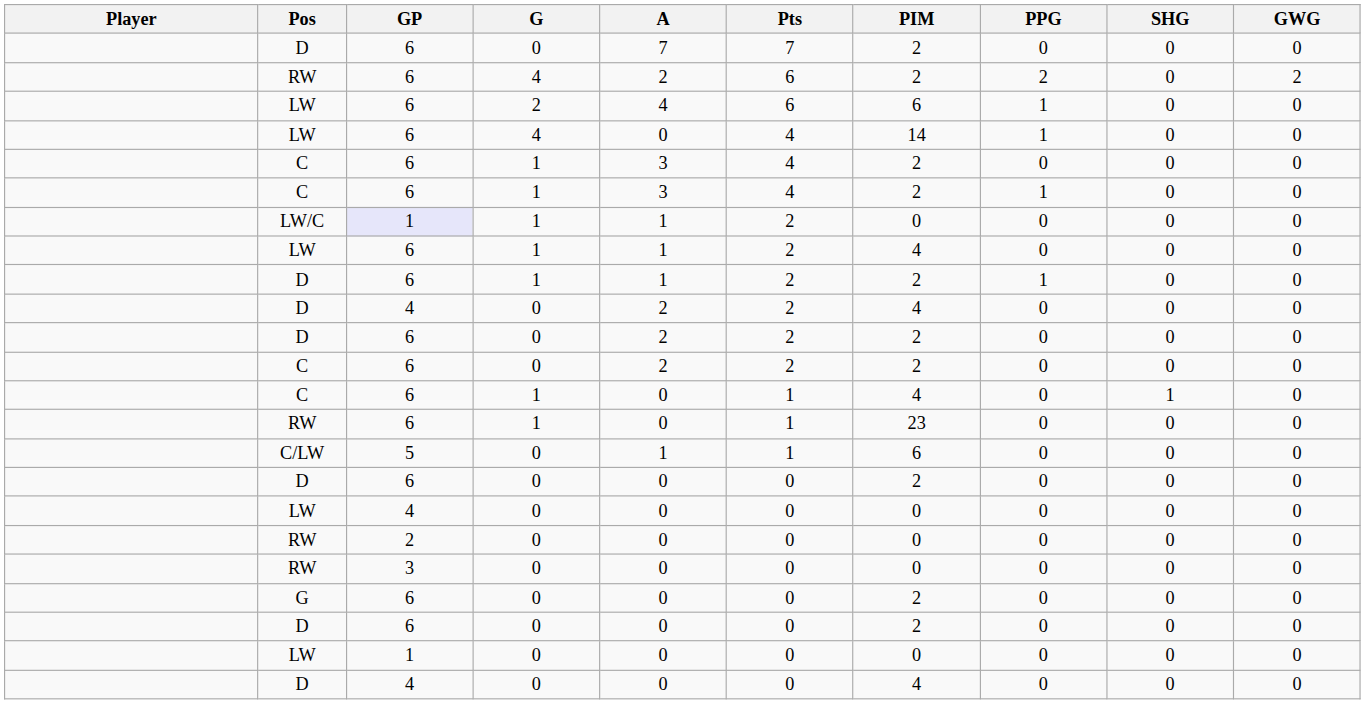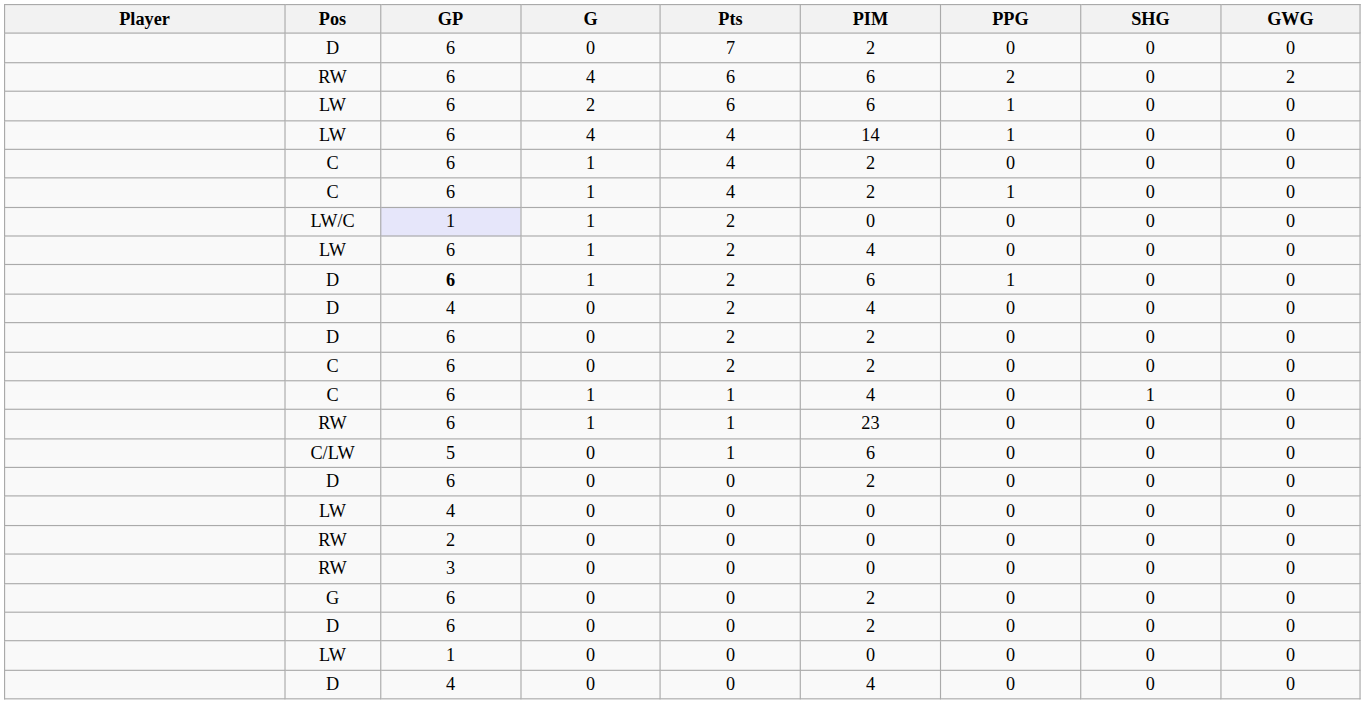- column: (663, 18)
(917, 76) 2 -> (870, 76) 6
(410, 279) normal -> (450, 279) bold
(917, 279) 2 -> (870, 279) 6
